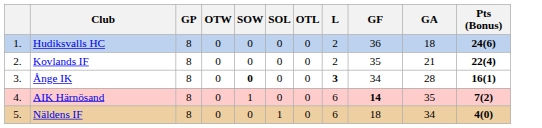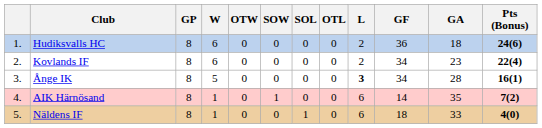+ column: (215, 19)
(375, 61) 35 -> (401, 61) 34
(429, 61) 21 -> (456, 61) 23
(250, 79) bold -> (276, 79) normal
(375, 97) bold -> (401, 97) normal
(429, 114) 34 -> (456, 114) 33
